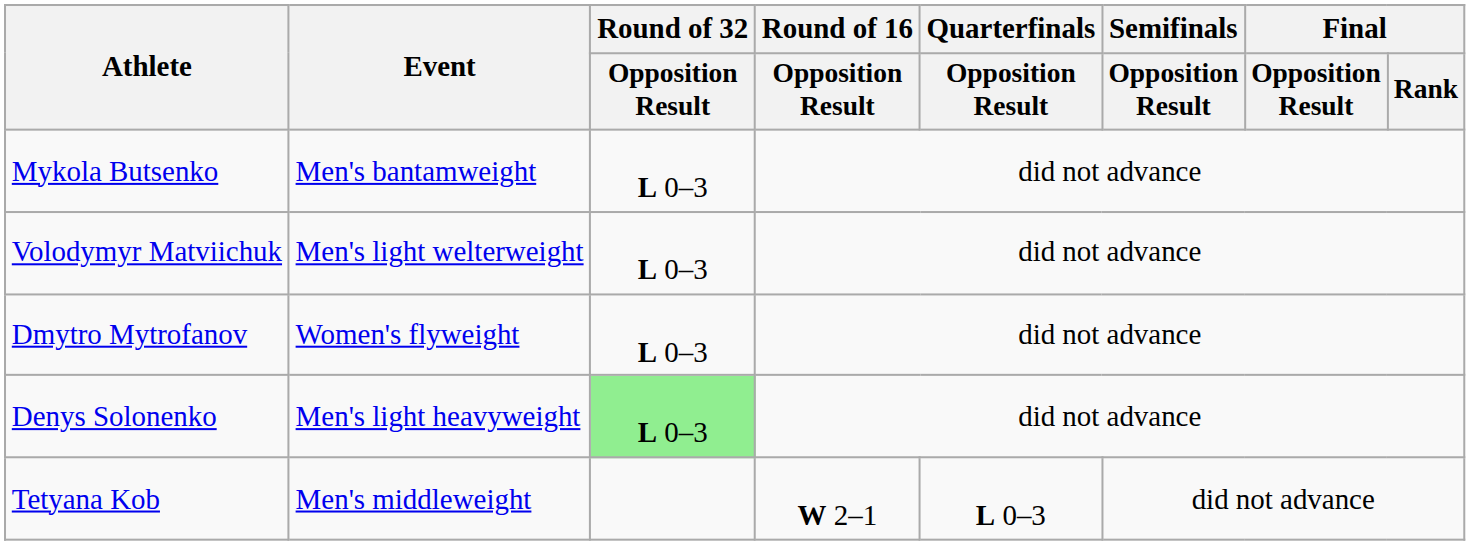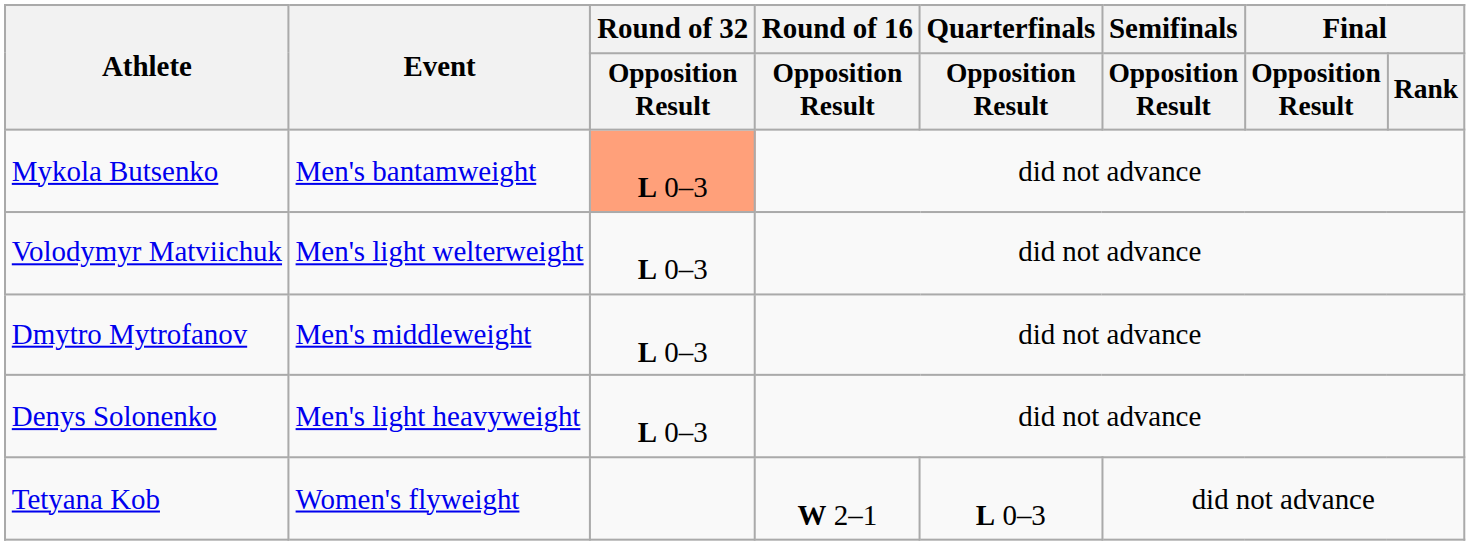(673, 187) no background -> (673, 187) lightsalmon background
(408, 334) Women's flyweight -> (414, 334) Men's middleweight
(673, 433) lightgreen background -> (673, 433) no background
(414, 498) Men's middleweight -> (408, 498) Women's flyweight
